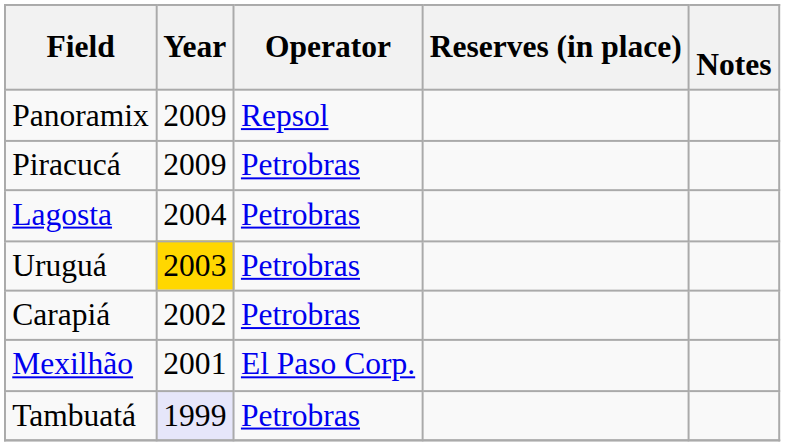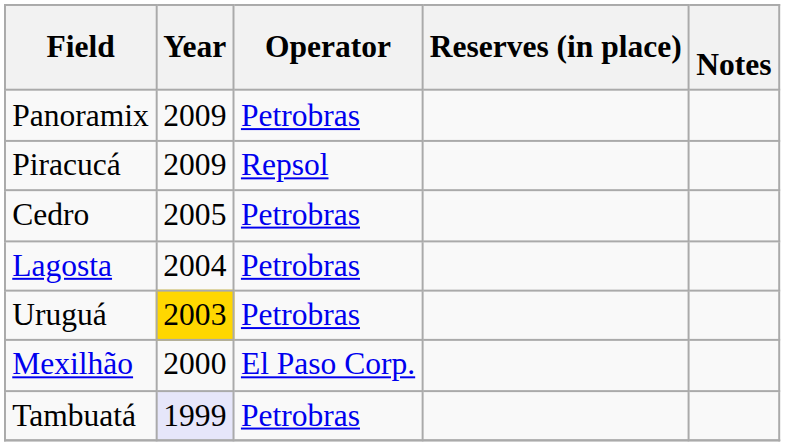(285, 114) Repsol -> (300, 114) Petrobras
(300, 164) Petrobras -> (285, 164) Repsol
+ row: (51, 214)
- row: (61, 314)
(195, 364) 2001 -> (195, 364) 2000
